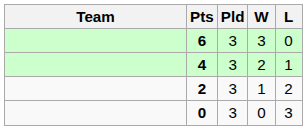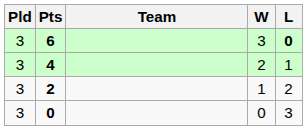columns swapped: (96, 17) <-> (233, 17)
(289, 41) normal -> (289, 41) bold
